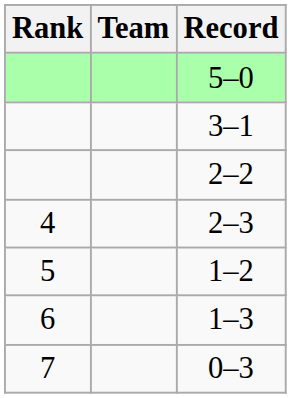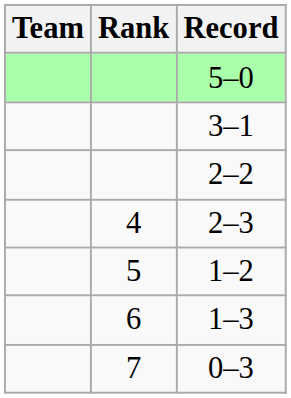columns swapped: (48, 28) <-> (133, 28)
